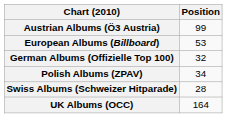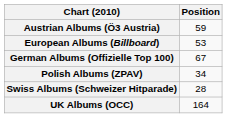(201, 27) 99 -> (201, 27) 59
(201, 58) 32 -> (201, 58) 67
